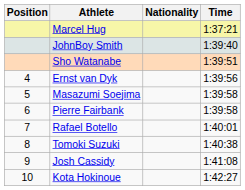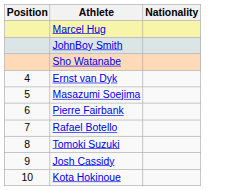- column: (220, 12)
